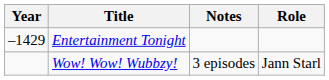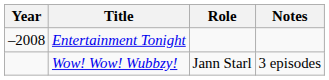columns swapped: (291, 16) <-> (224, 16)
(26, 39) –1429 -> (26, 39) –2008
